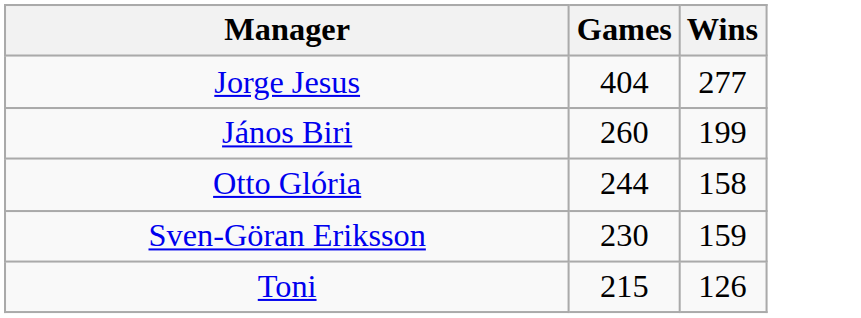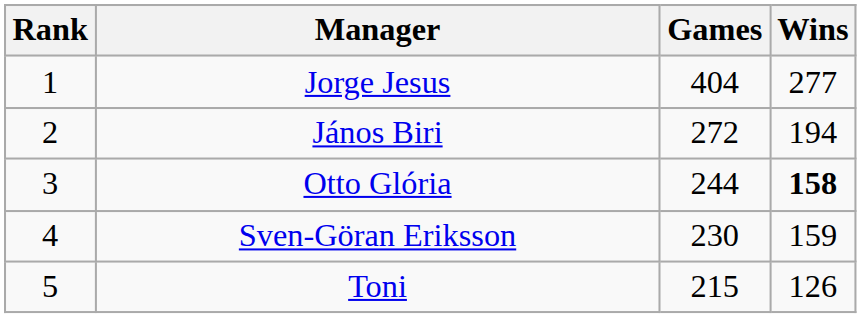+ column: (50, 30)
(624, 132) 260 -> (715, 132) 272
(722, 132) 199 -> (813, 132) 194
(722, 183) normal -> (813, 183) bold
